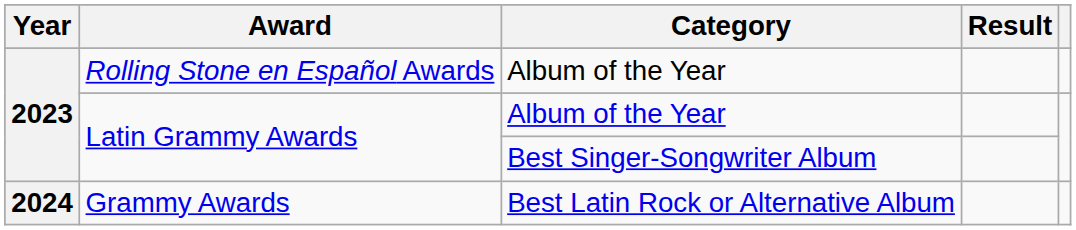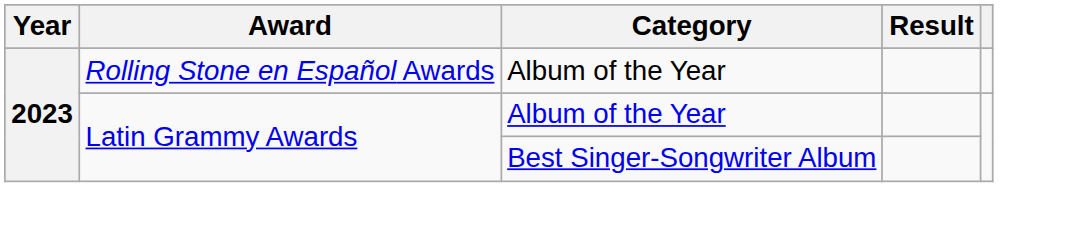- row: (188, 202)
